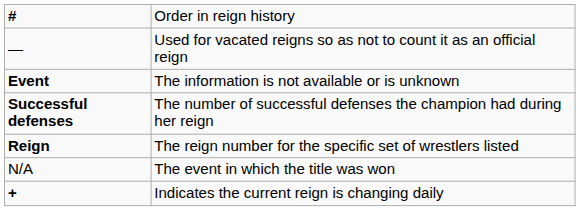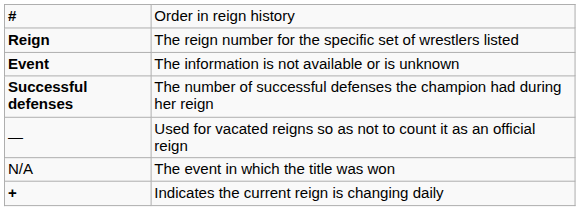rows swapped: (29, 145) <-> (15, 48)
